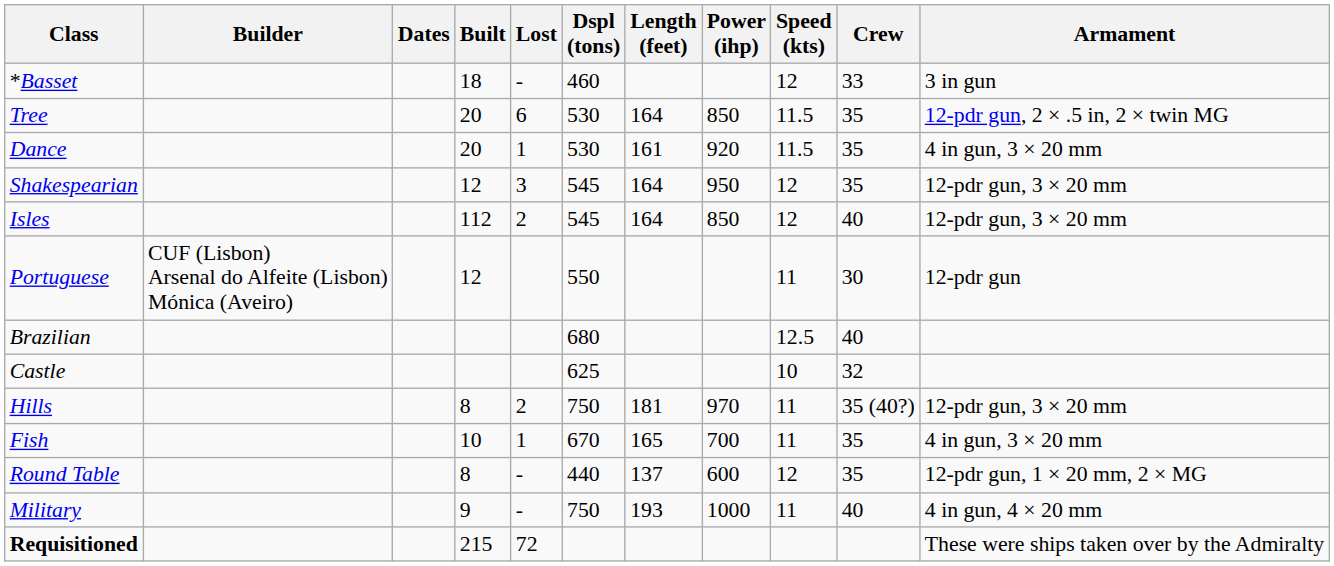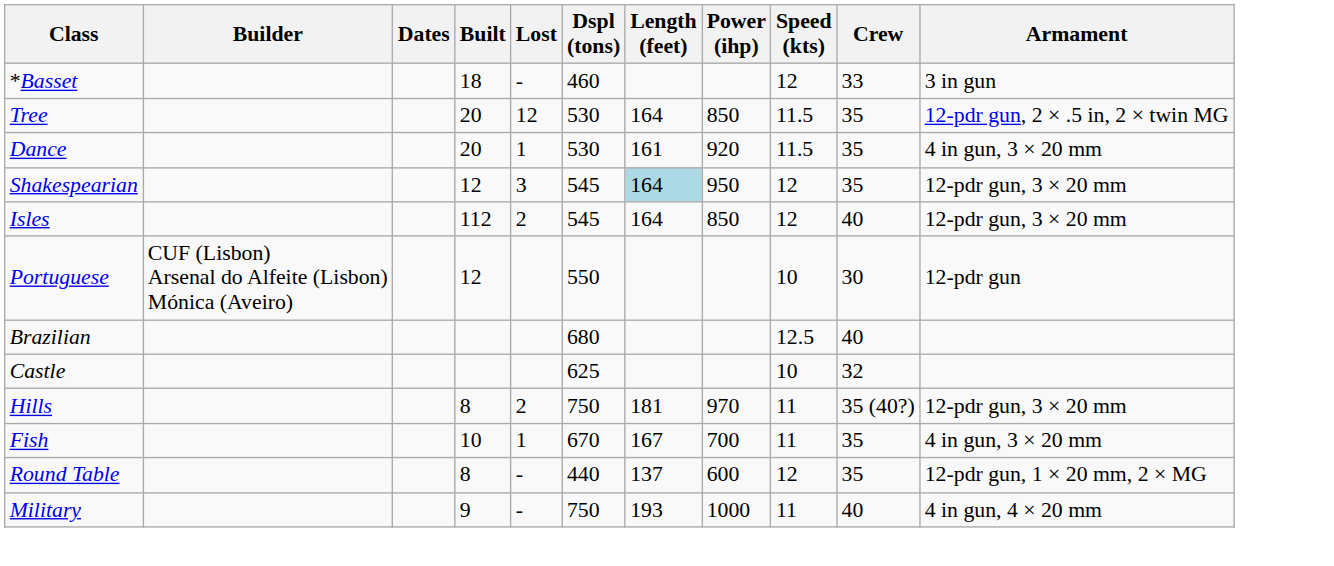(521, 115) 6 -> (527, 115) 12
(647, 184) no background -> (646, 184) lightblue background
(786, 277) 11 -> (787, 277) 10
(647, 440) 165 -> (646, 440) 167
- row: (74, 543)
